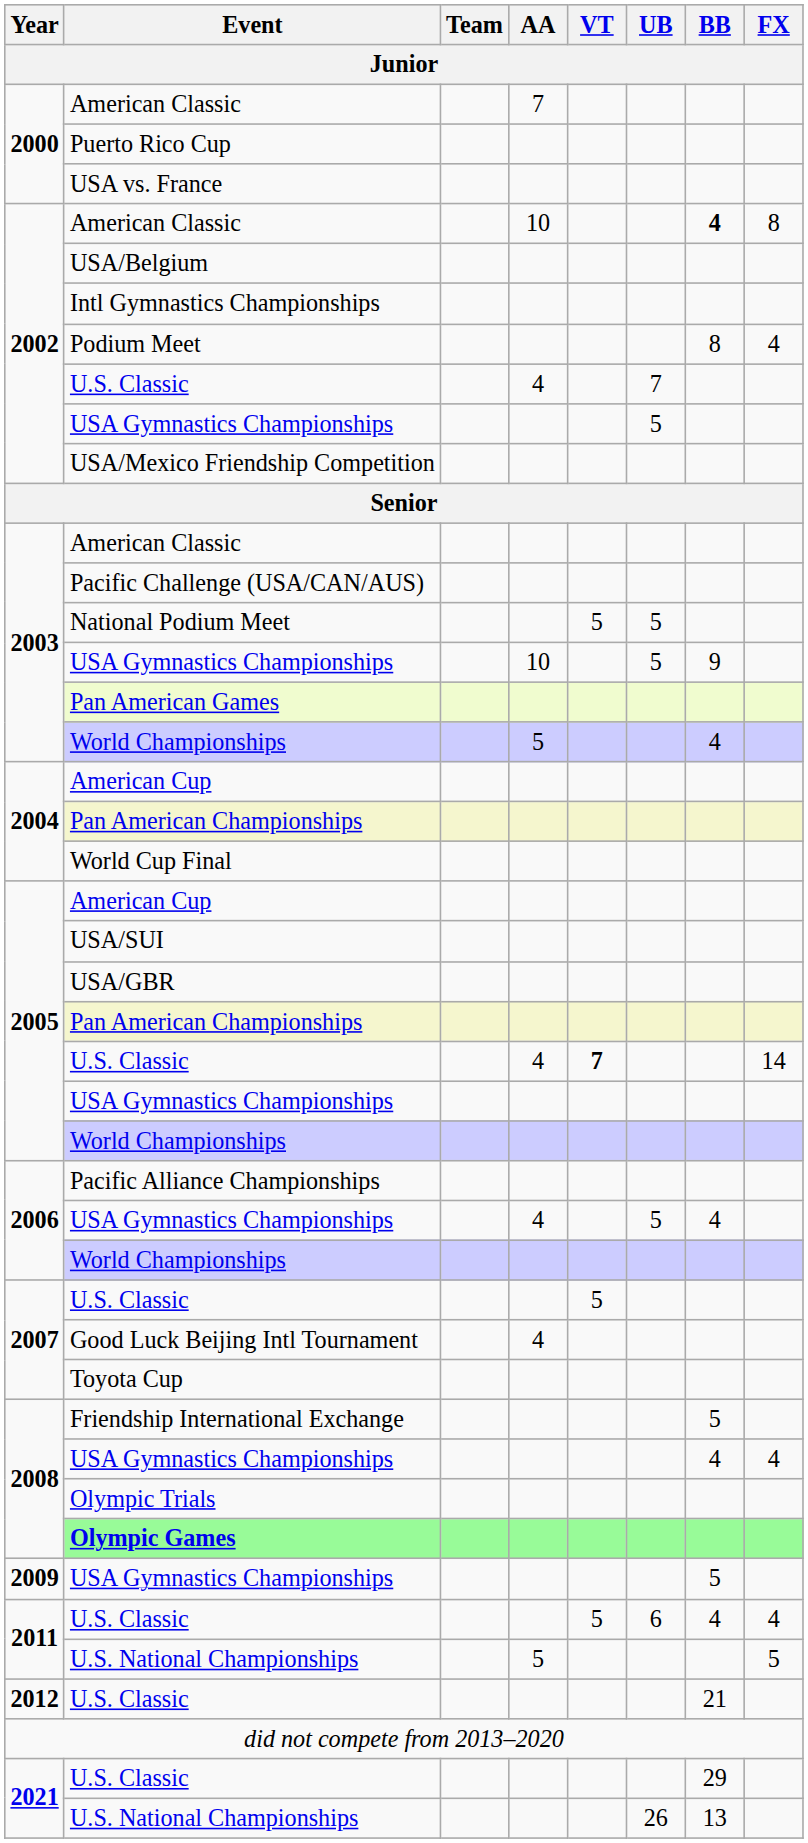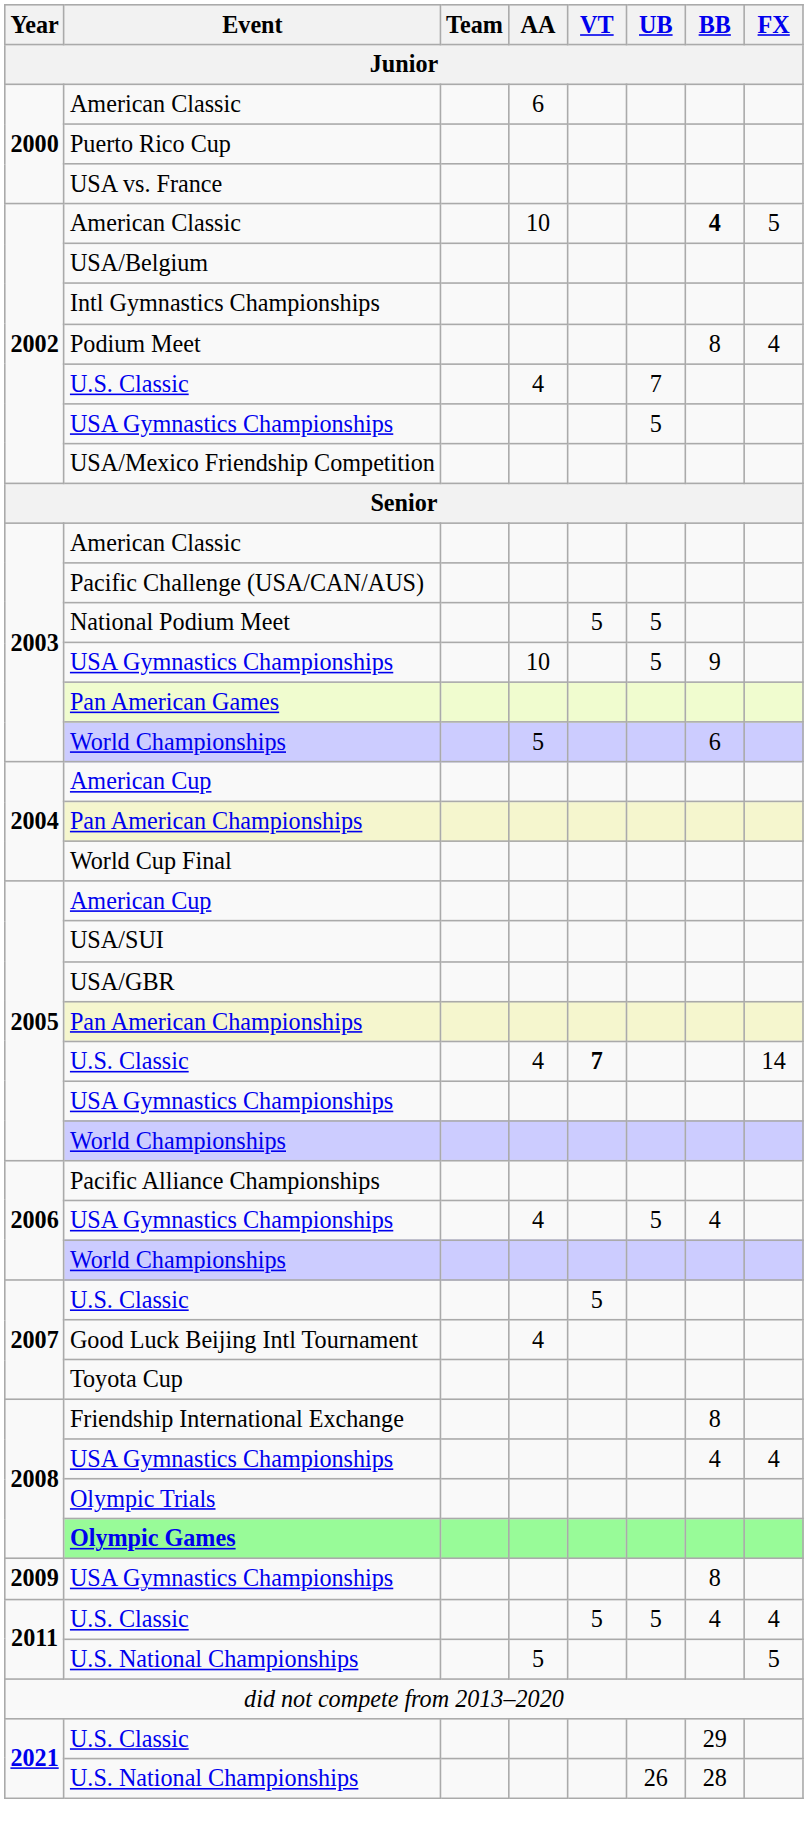(538, 104) 7 -> (538, 104) 6
(774, 223) 8 -> (774, 223) 5
(715, 741) 4 -> (715, 741) 6
(715, 1419) 5 -> (715, 1419) 8
(715, 1578) 5 -> (715, 1578) 8
(656, 1618) 6 -> (656, 1618) 5
- row: (35, 1698)
(715, 1817) 13 -> (715, 1777) 28
